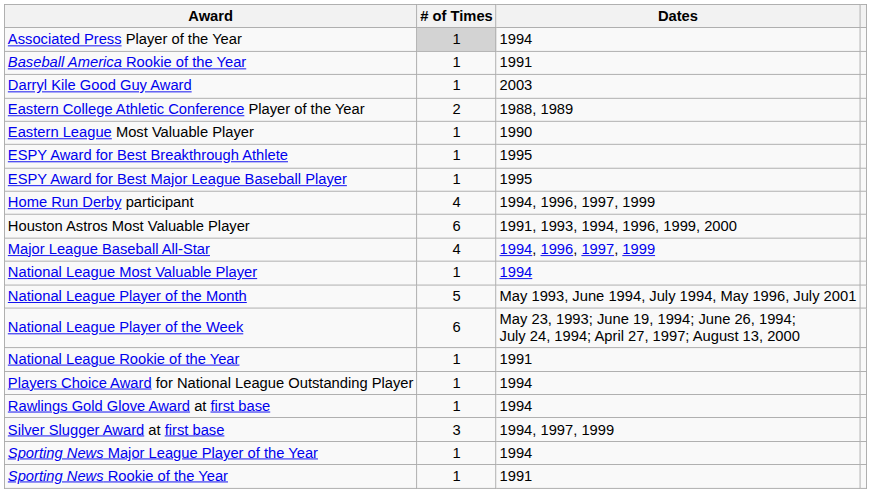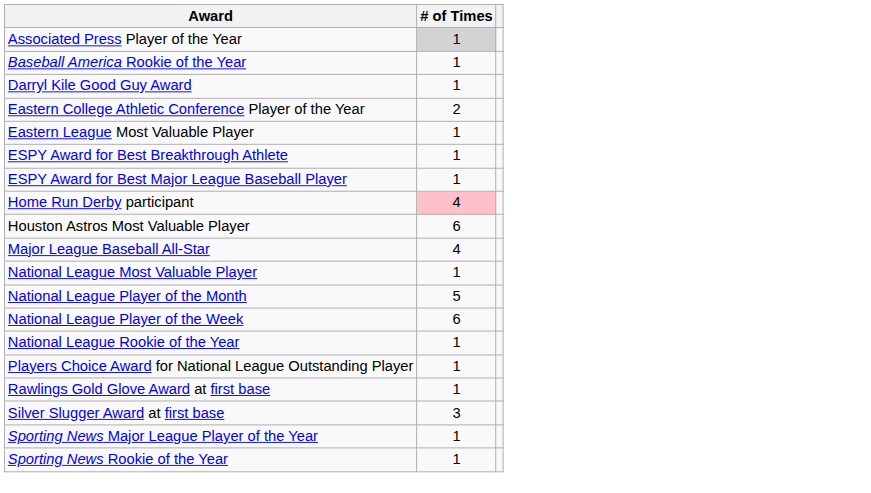- column: (678, 16)
(456, 202) no background -> (456, 202) pink background
